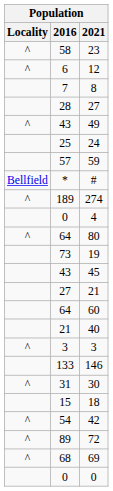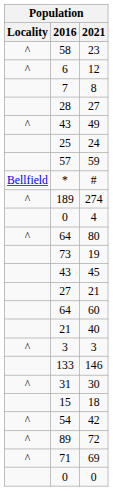(65, 458) 68 -> (65, 458) 71
